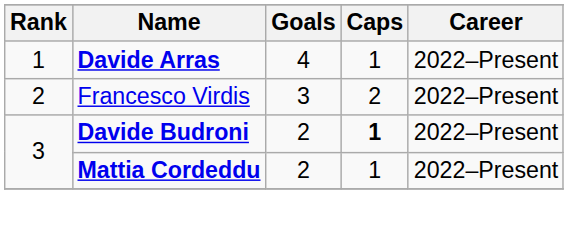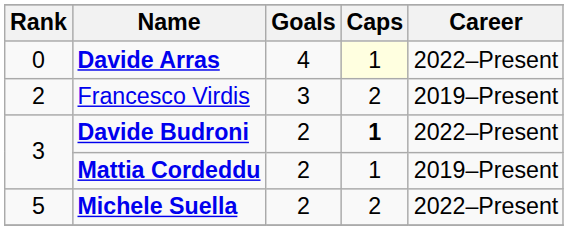(38, 59) 1 -> (38, 59) 0
(375, 59) no background -> (375, 59) lightyellow background
(486, 96) 2022–Present -> (486, 96) 2019–Present
(486, 170) 2022–Present -> (486, 170) 2019–Present
+ row: (157, 206)
